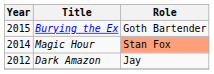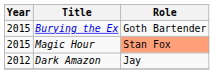(19, 45) 2014 -> (19, 45) 2015
